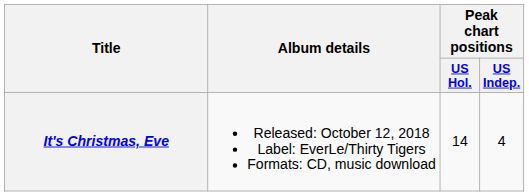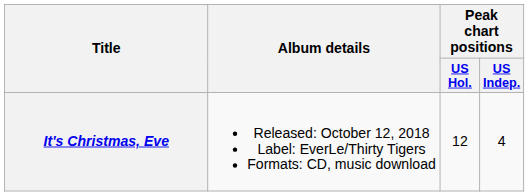(460, 141) 14 -> (460, 141) 12
